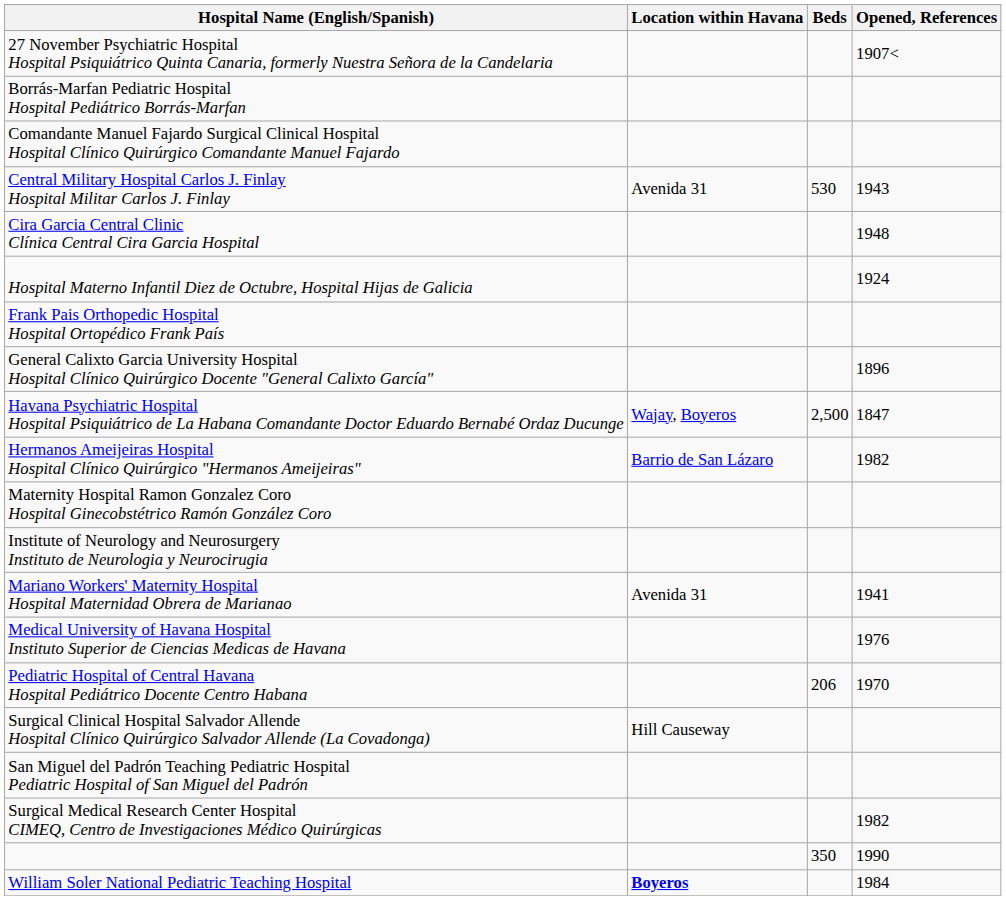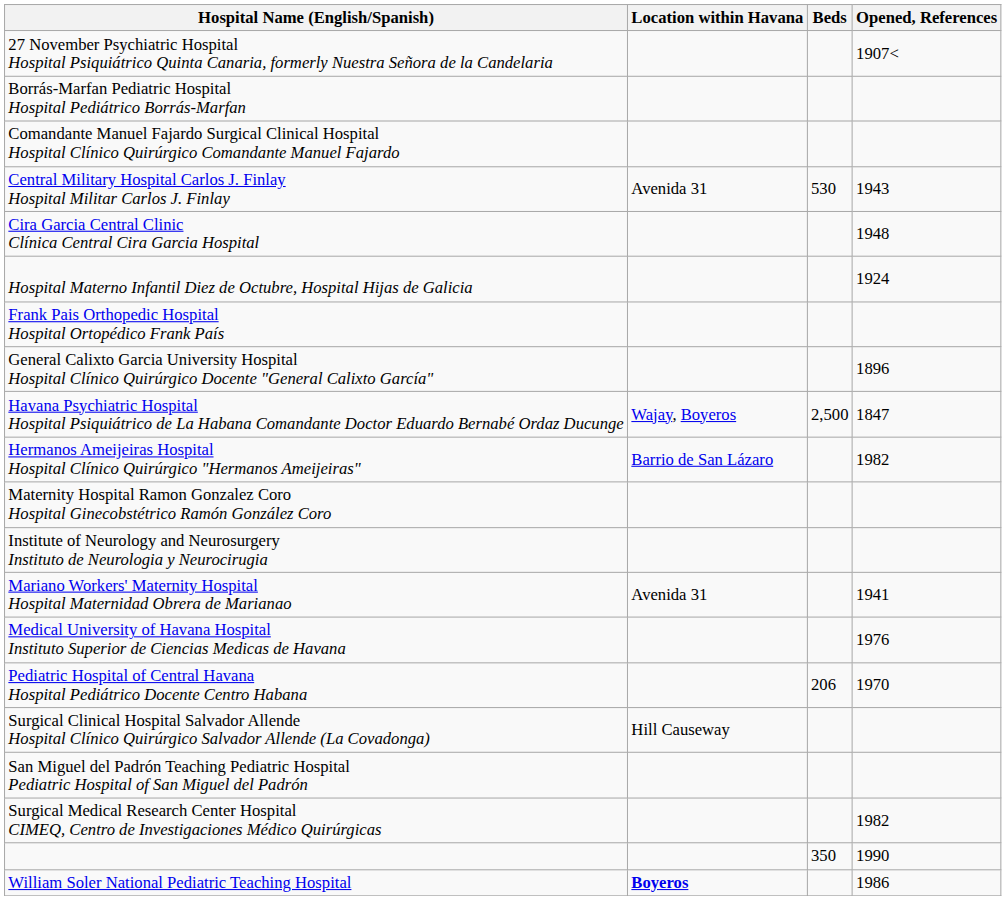(873, 882) 1984 -> (873, 882) 1986
